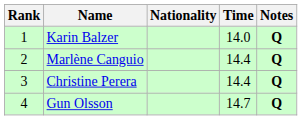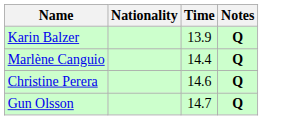- column: (24, 15)
(238, 37) 14.0 -> (199, 37) 13.9
(238, 81) 14.4 -> (199, 81) 14.6
